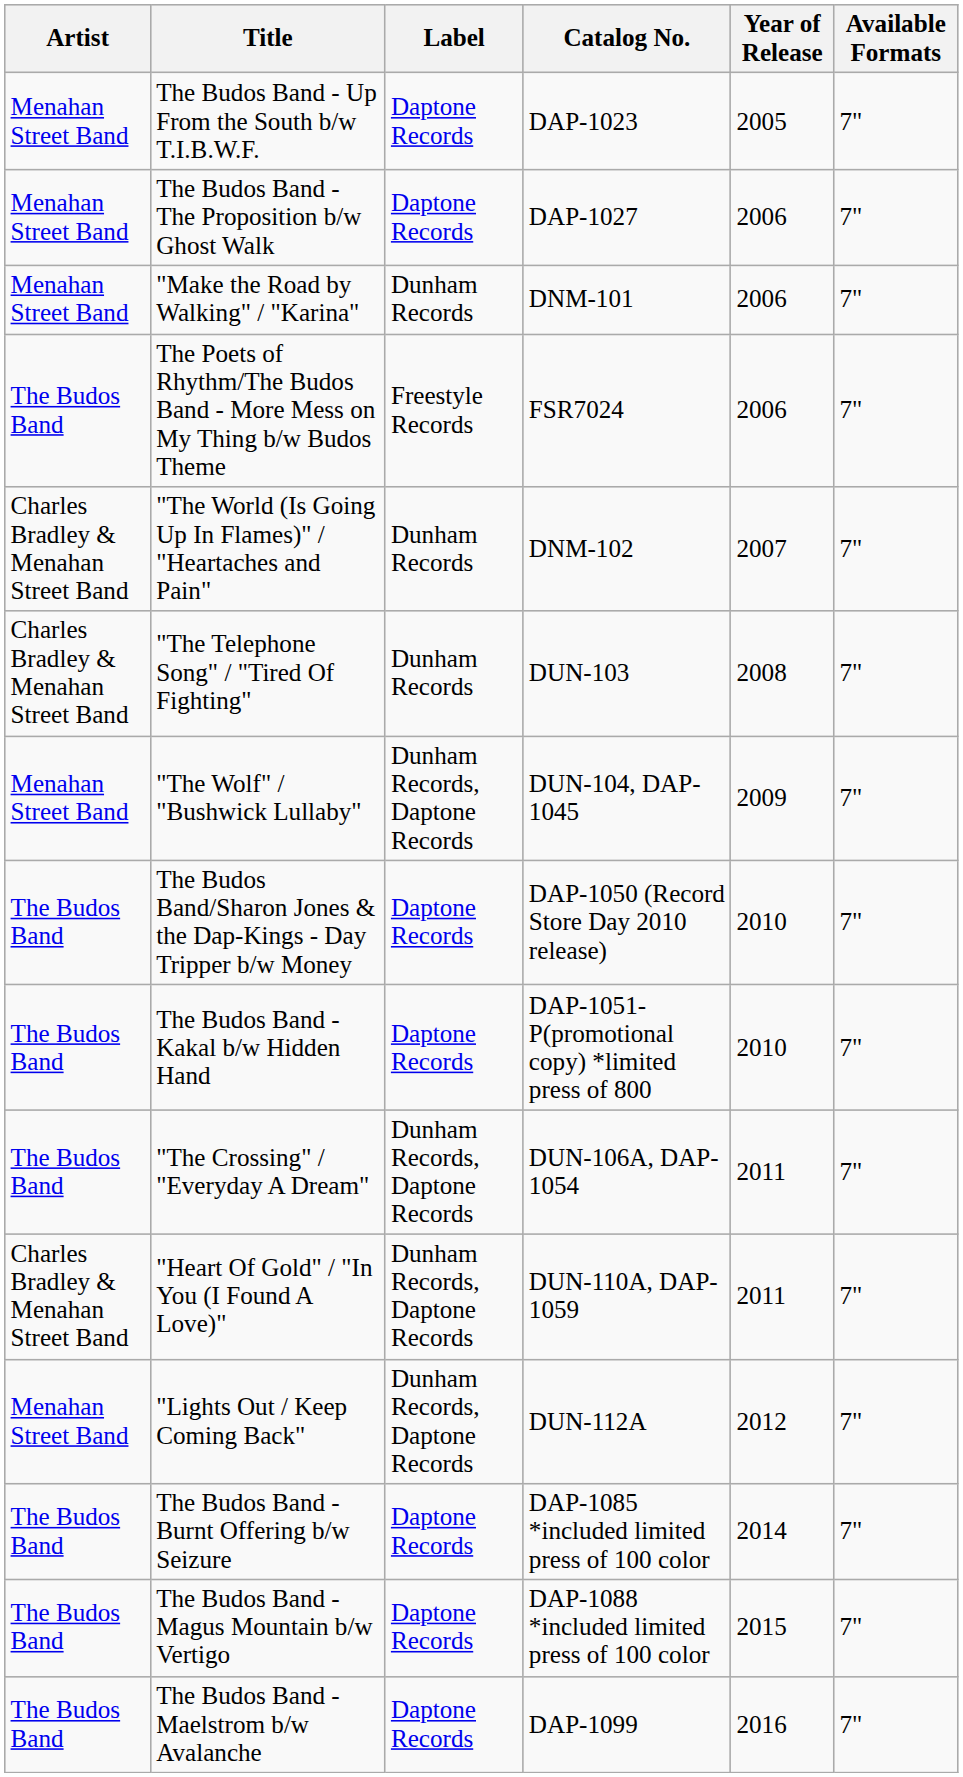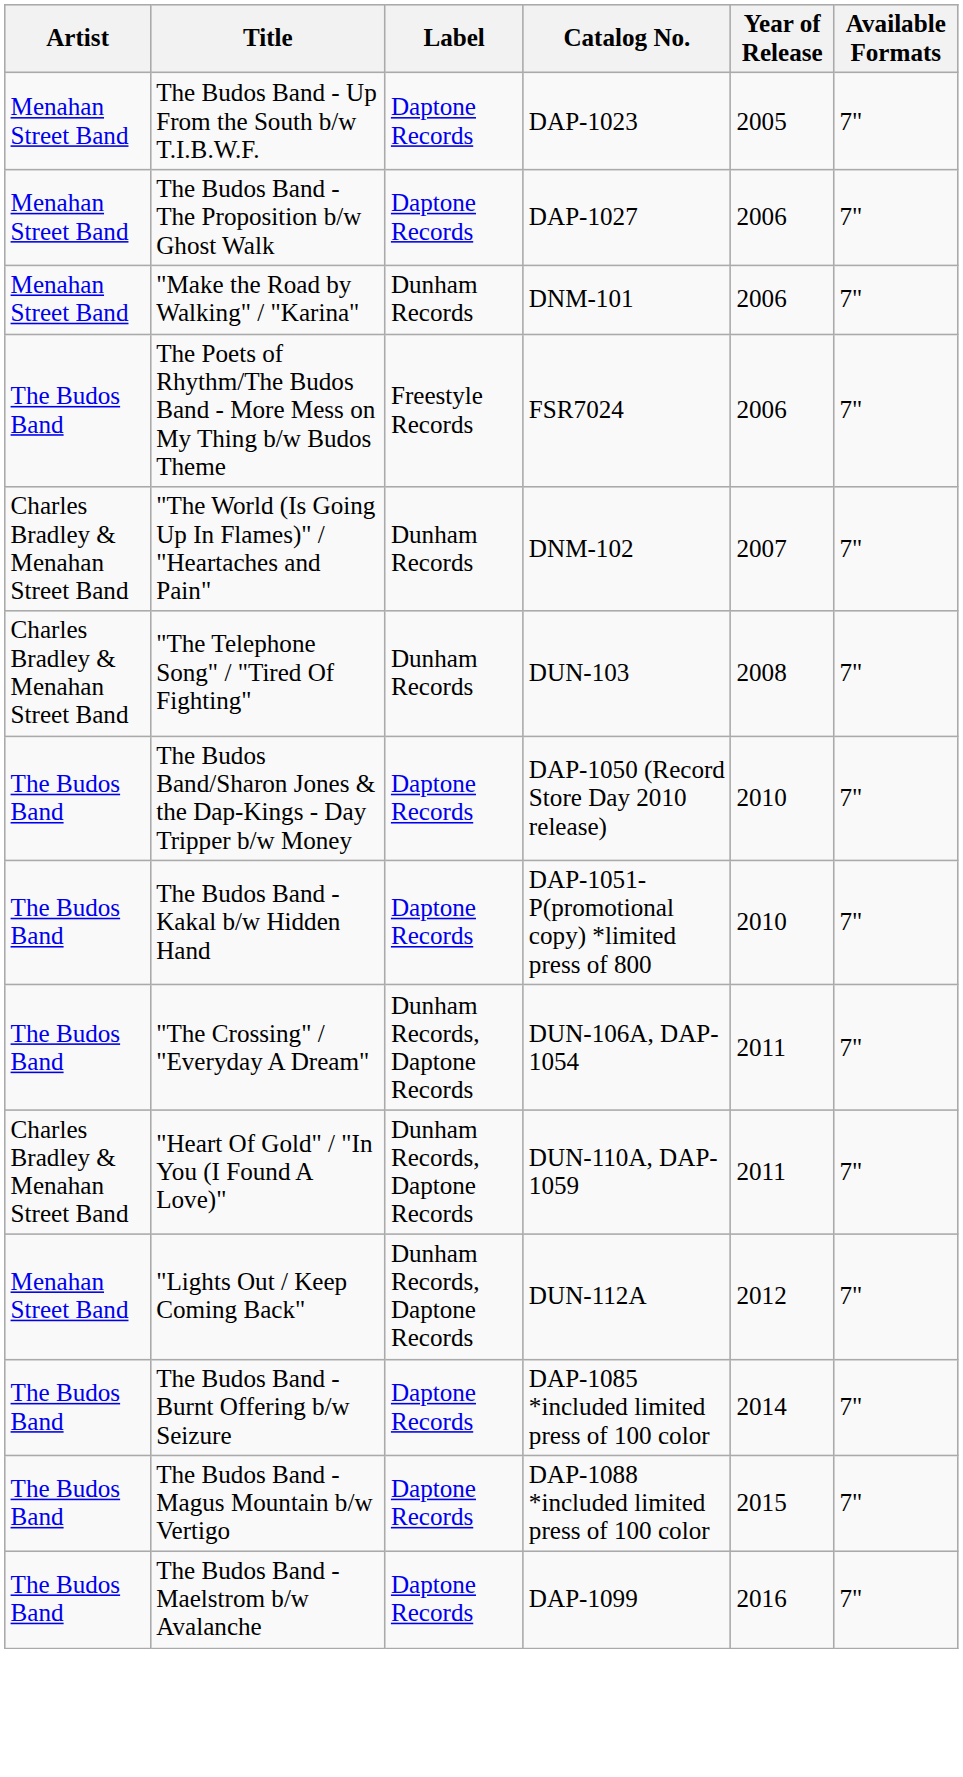- row: (259, 797)
